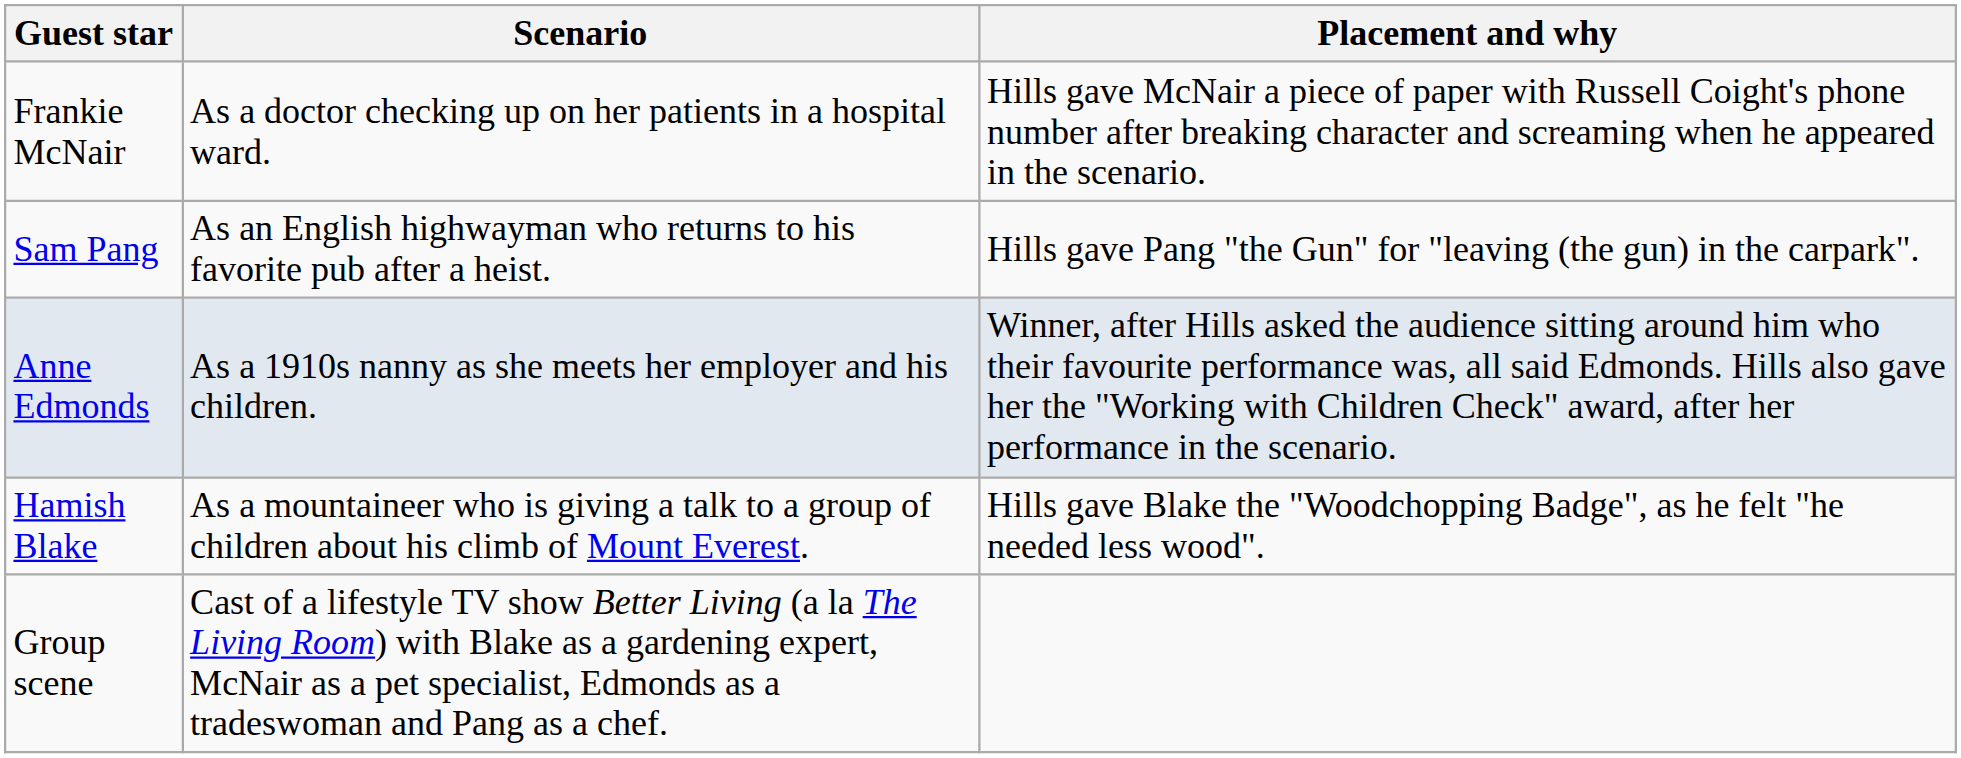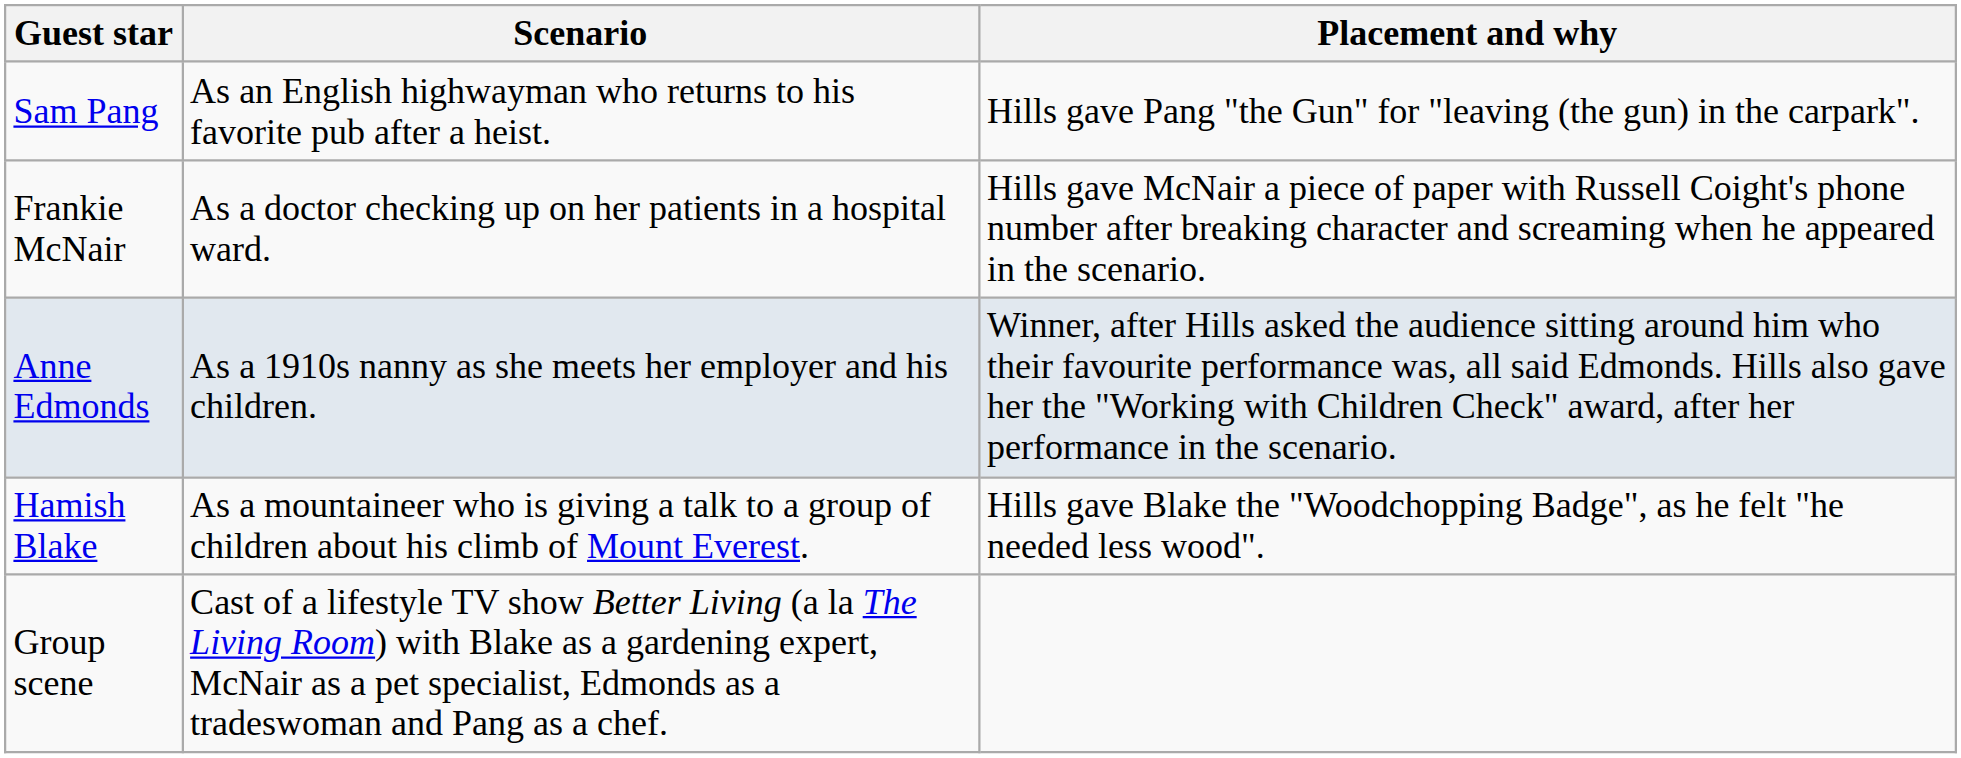rows swapped: (69, 130) <-> (86, 248)
